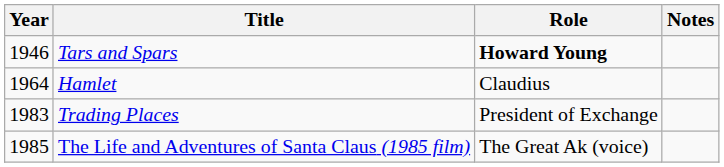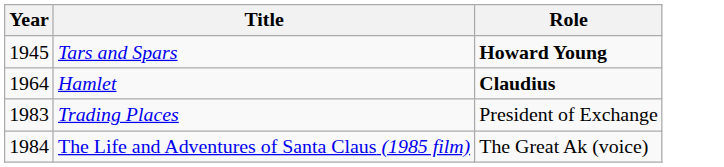- column: (691, 20)
(29, 51) 1946 -> (29, 51) 1945
(515, 83) normal -> (517, 83) bold
(29, 146) 1985 -> (29, 146) 1984
